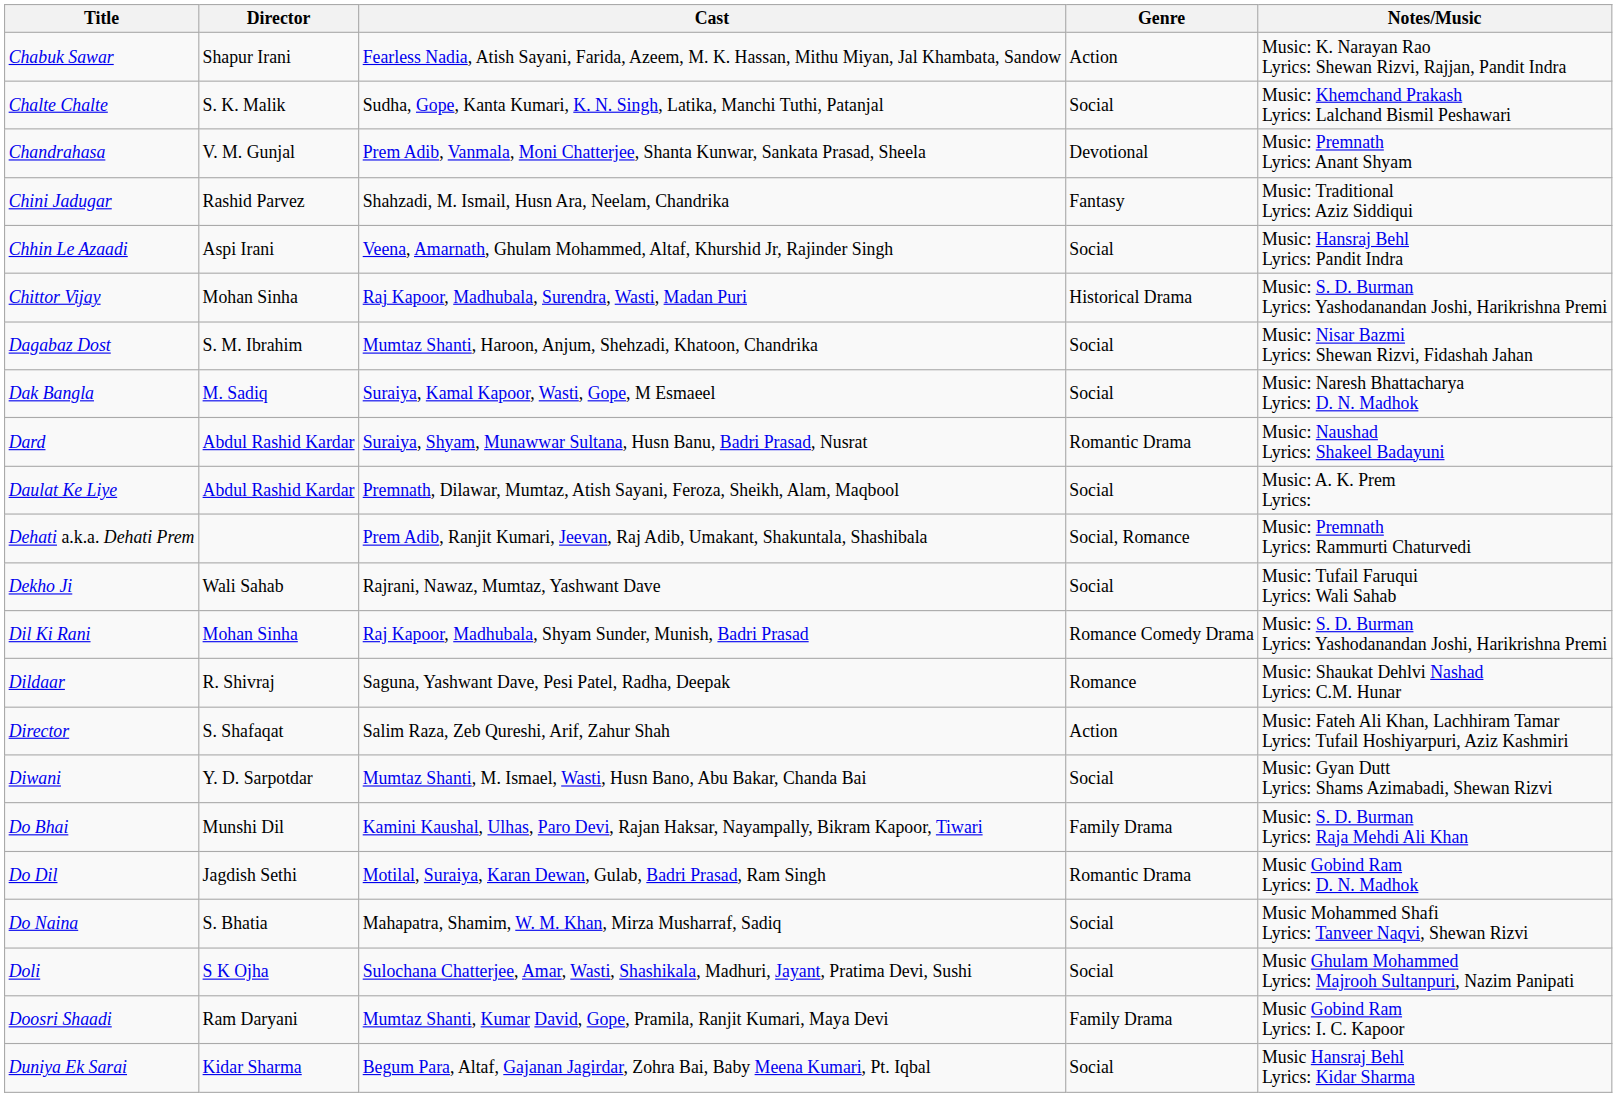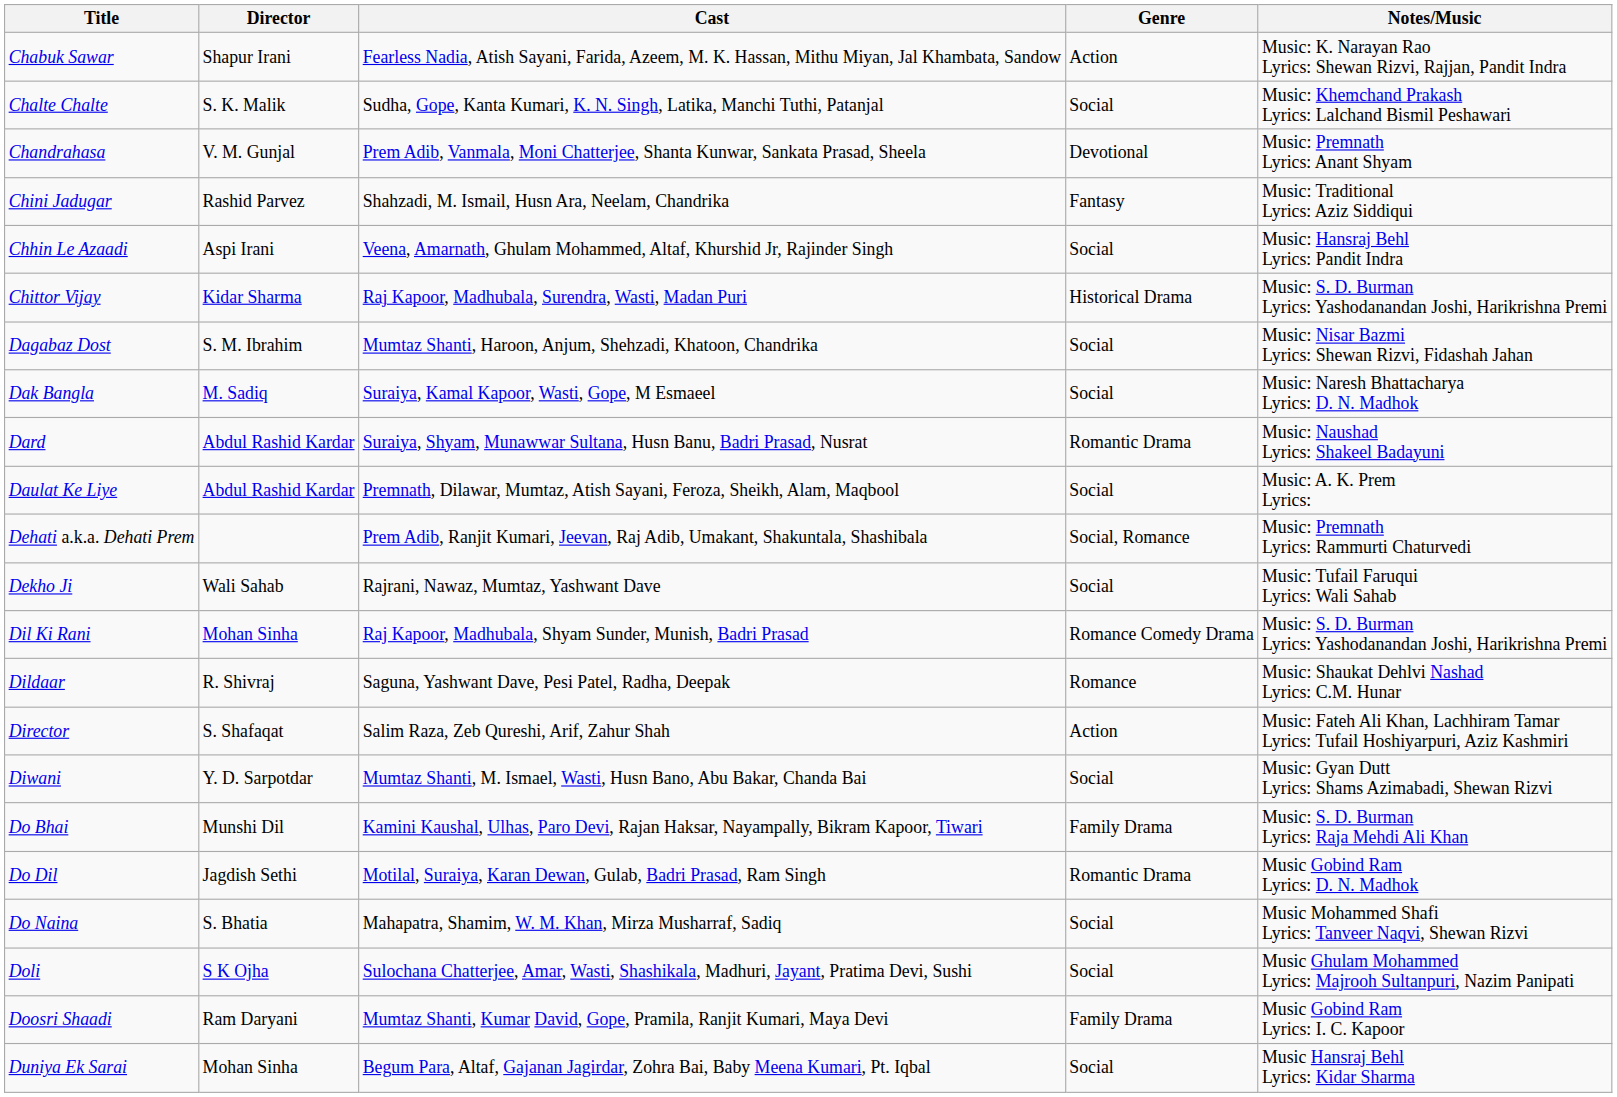(250, 297) Mohan Sinha -> (252, 297) Kidar Sharma
(252, 1067) Kidar Sharma -> (250, 1067) Mohan Sinha
